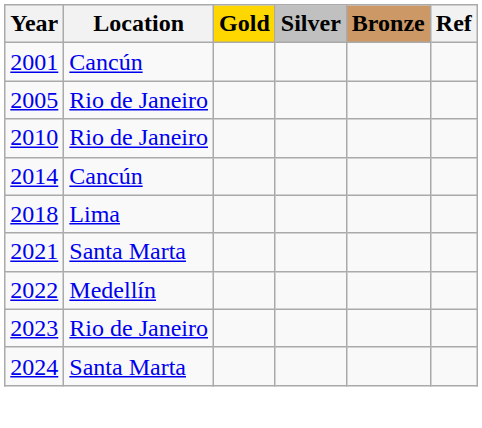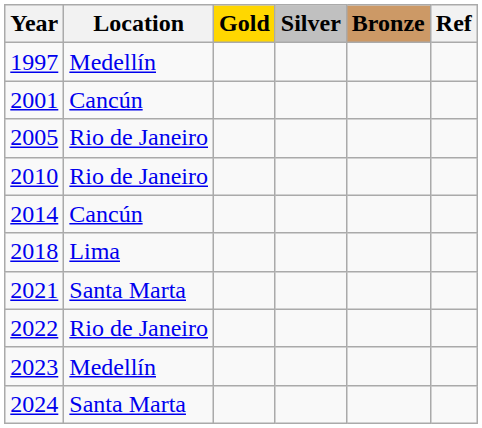+ row: (34, 61)
(113, 289) Medellín -> (139, 328) Rio de Janeiro
(139, 328) Rio de Janeiro -> (113, 366) Medellín
